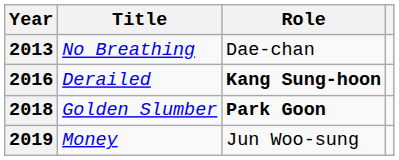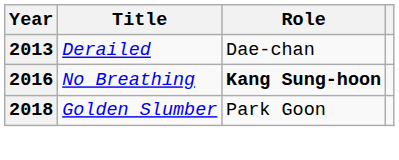(129, 50) No Breathing -> (107, 50) Derailed
(107, 80) Derailed -> (129, 80) No Breathing
(276, 110) bold -> (276, 110) normal
- row: (31, 140)
